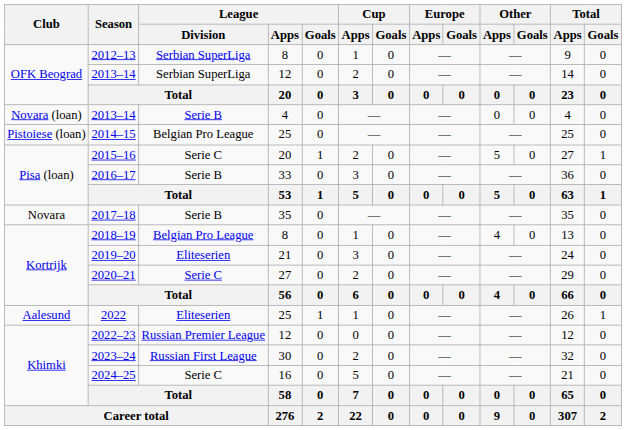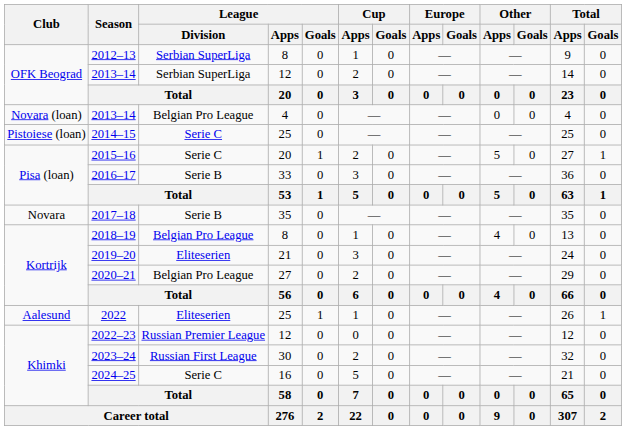(203, 114) Serie B -> (203, 114) Belgian Pro League
(203, 134) Belgian Pro League -> (203, 134) Serie C
(203, 275) Serie C -> (203, 275) Belgian Pro League
